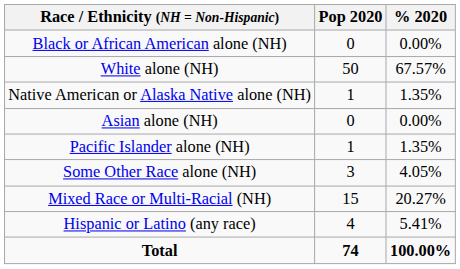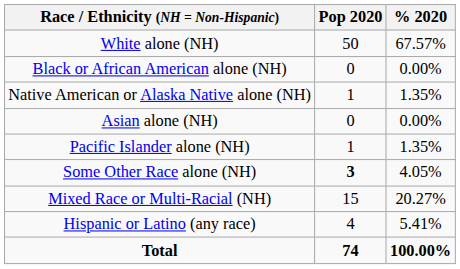rows swapped: (160, 69) <-> (160, 43)
(350, 172) normal -> (350, 172) bold
